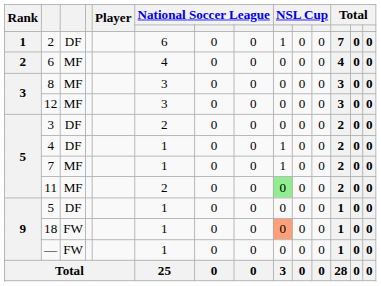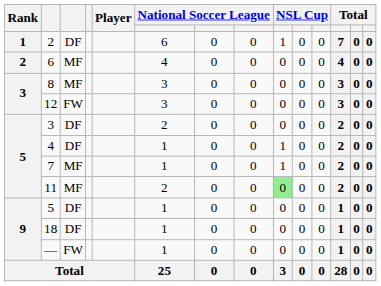(73, 104) MF -> (73, 104) FW
(73, 229) FW -> (73, 229) DF
(283, 229) lightsalmon background -> (283, 229) no background
